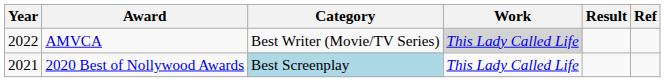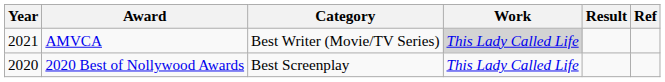(23, 40) 2022 -> (23, 40) 2021
(23, 64) 2021 -> (23, 64) 2020
(300, 64) lightblue background -> (300, 64) no background
